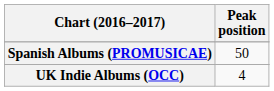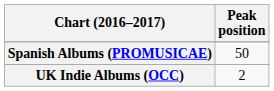(242, 75) 4 -> (242, 75) 2
